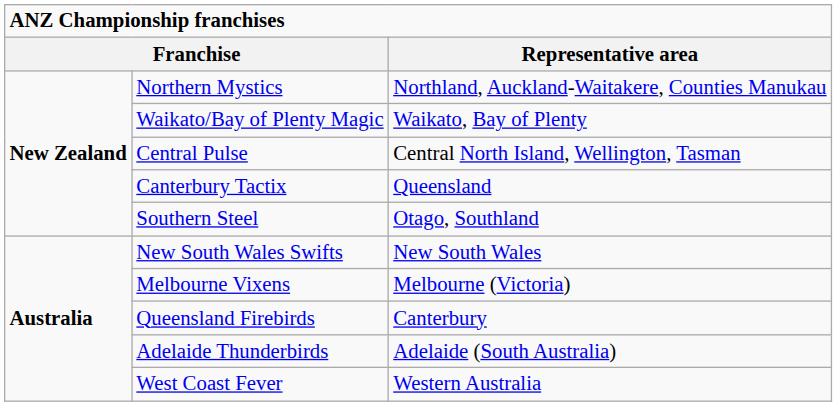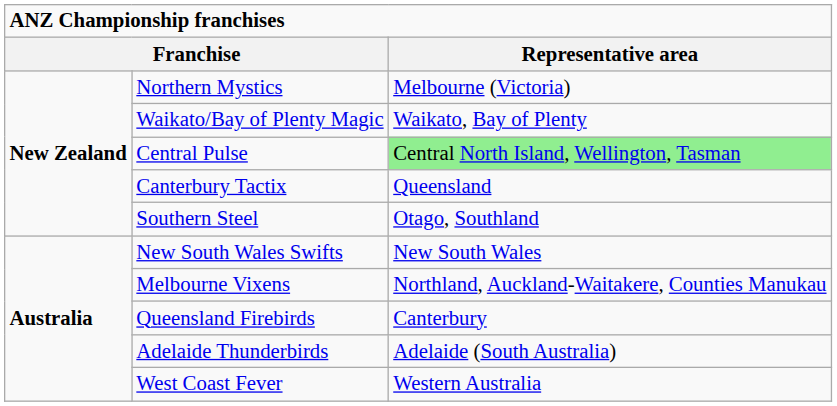(610, 86) Northland, Auckland-Waitakere, Counties Manukau -> (482, 86) Melbourne (Victoria)
(567, 152) no background -> (567, 152) lightgreen background
(482, 284) Melbourne (Victoria) -> (610, 284) Northland, Auckland-Waitakere, Counties Manukau
